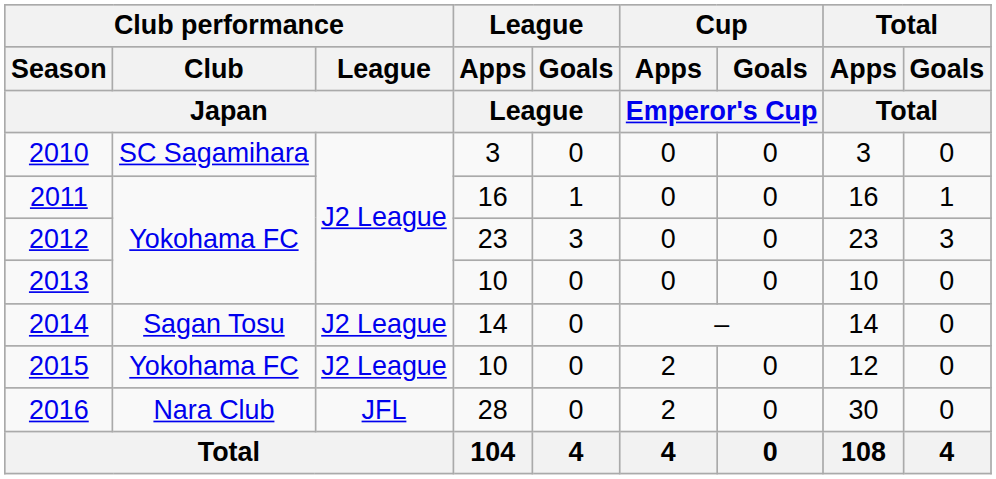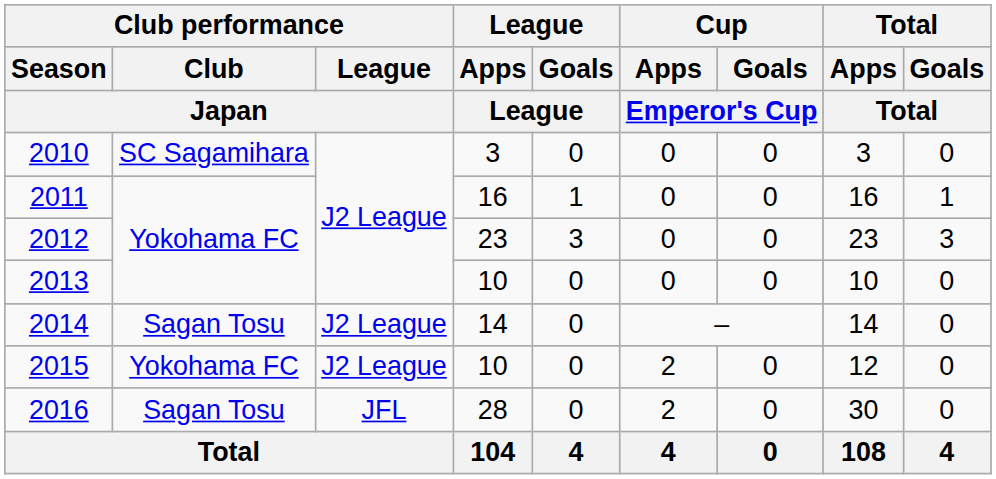(214, 409) Nara Club -> (214, 409) Sagan Tosu
